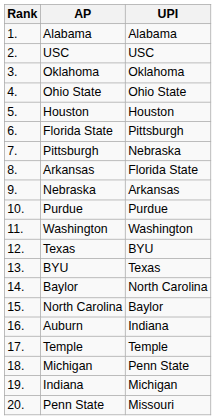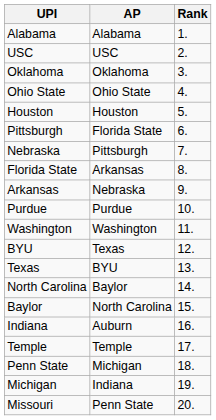columns swapped: (22, 14) <-> (168, 14)
